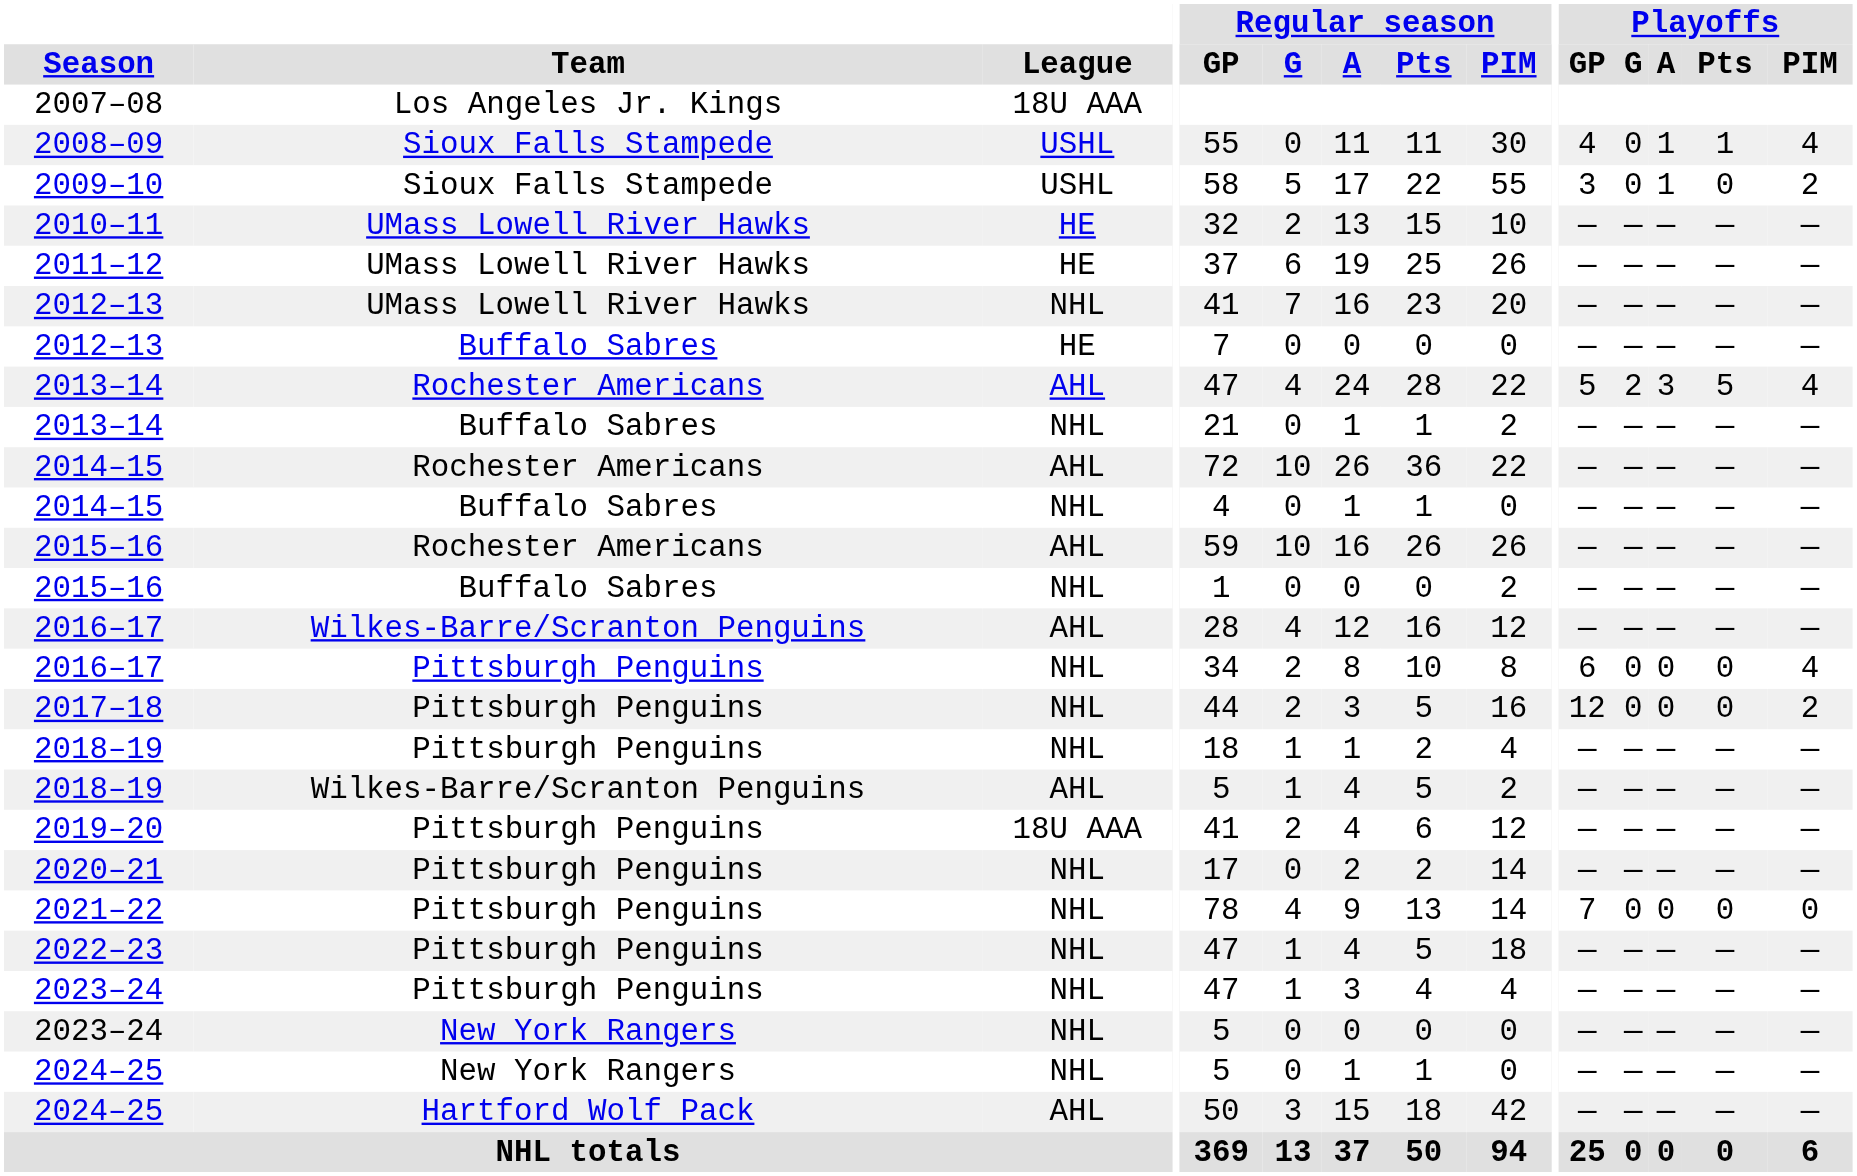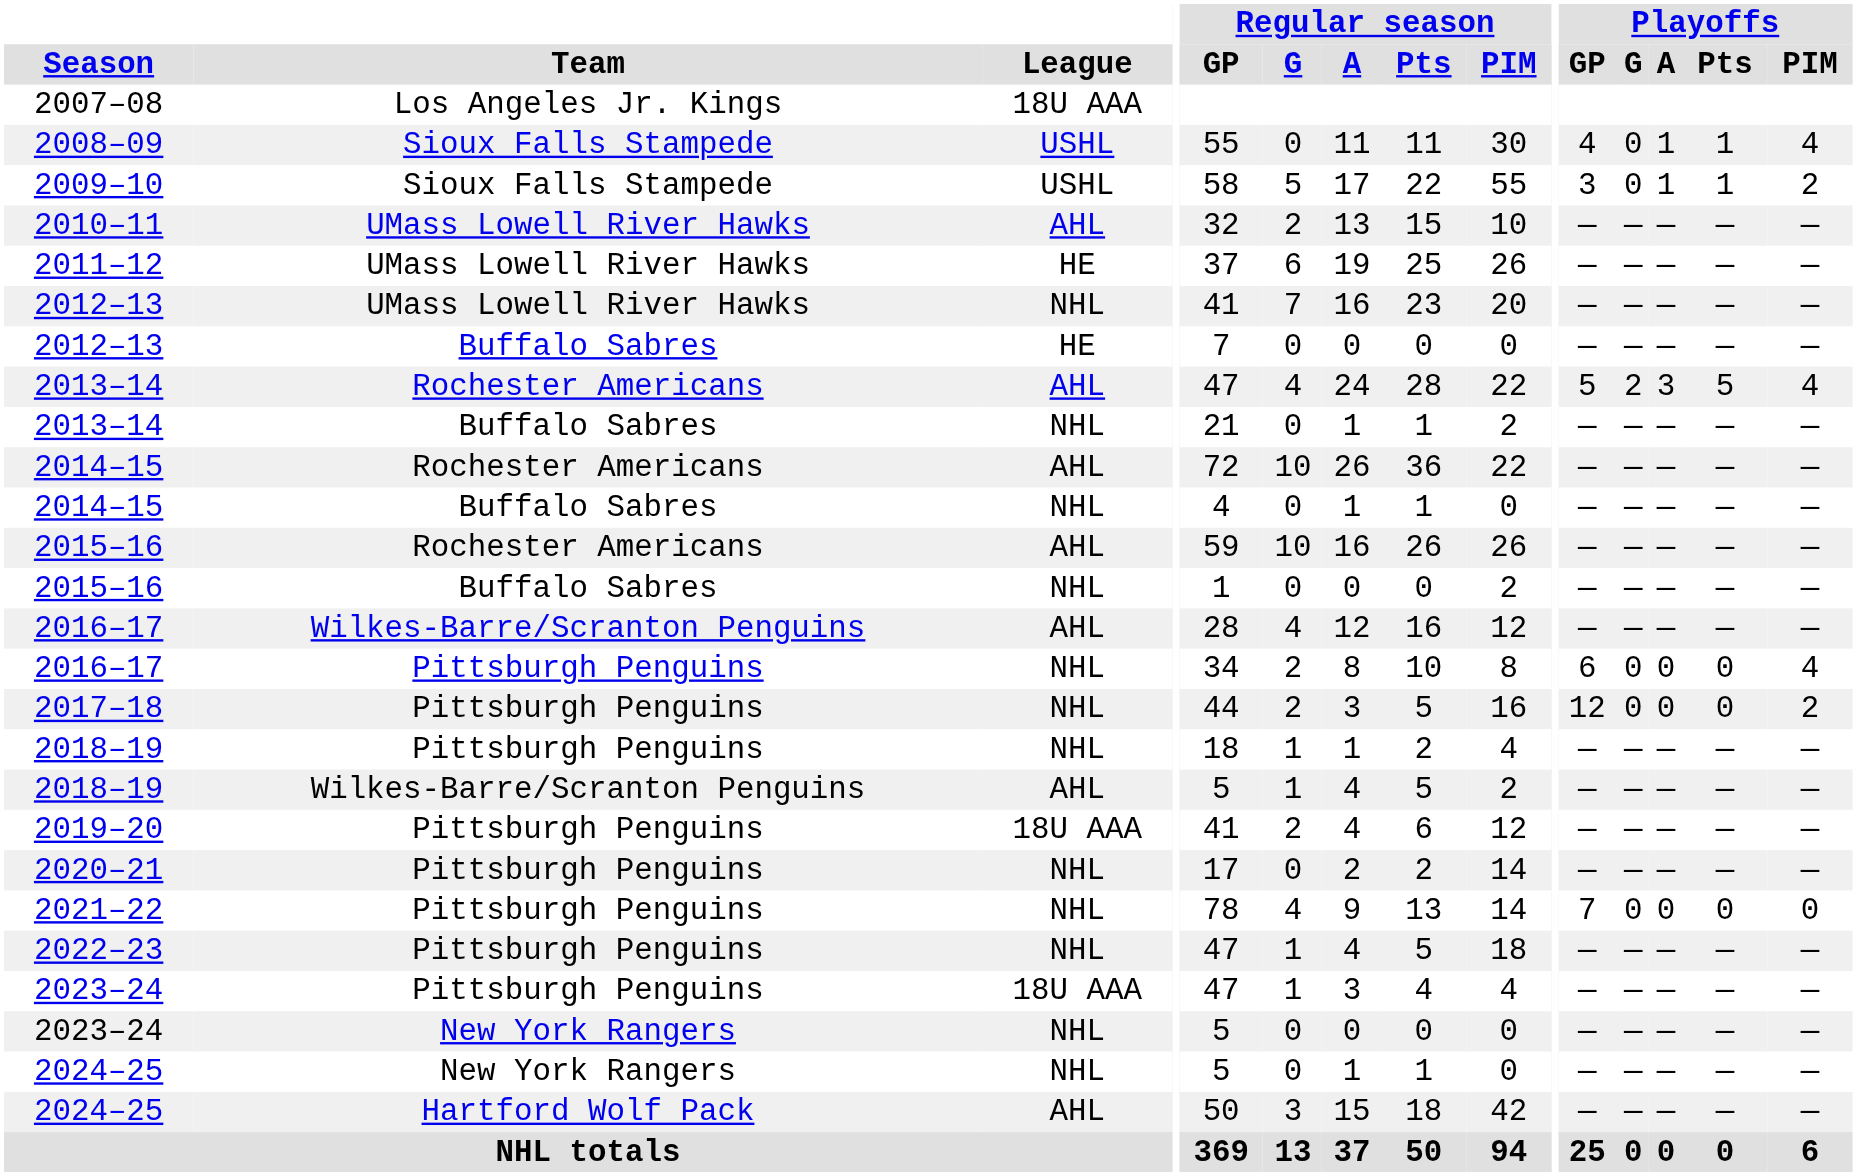(1725, 185) 0 -> (1725, 185) 1
(1077, 226) HE -> (1077, 226) AHL
(1077, 991) NHL -> (1077, 991) 18U AAA
